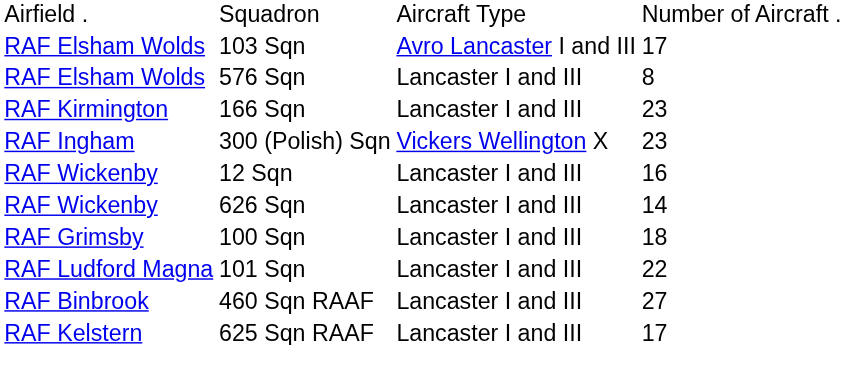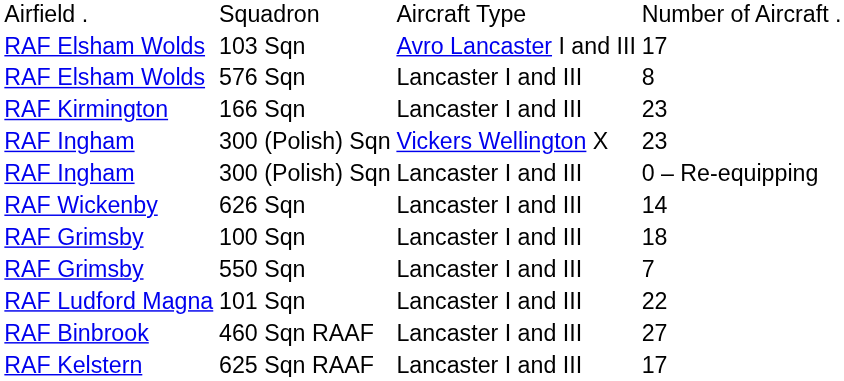+ row: (305, 173)
- row: (256, 173)
+ row: (262, 269)
